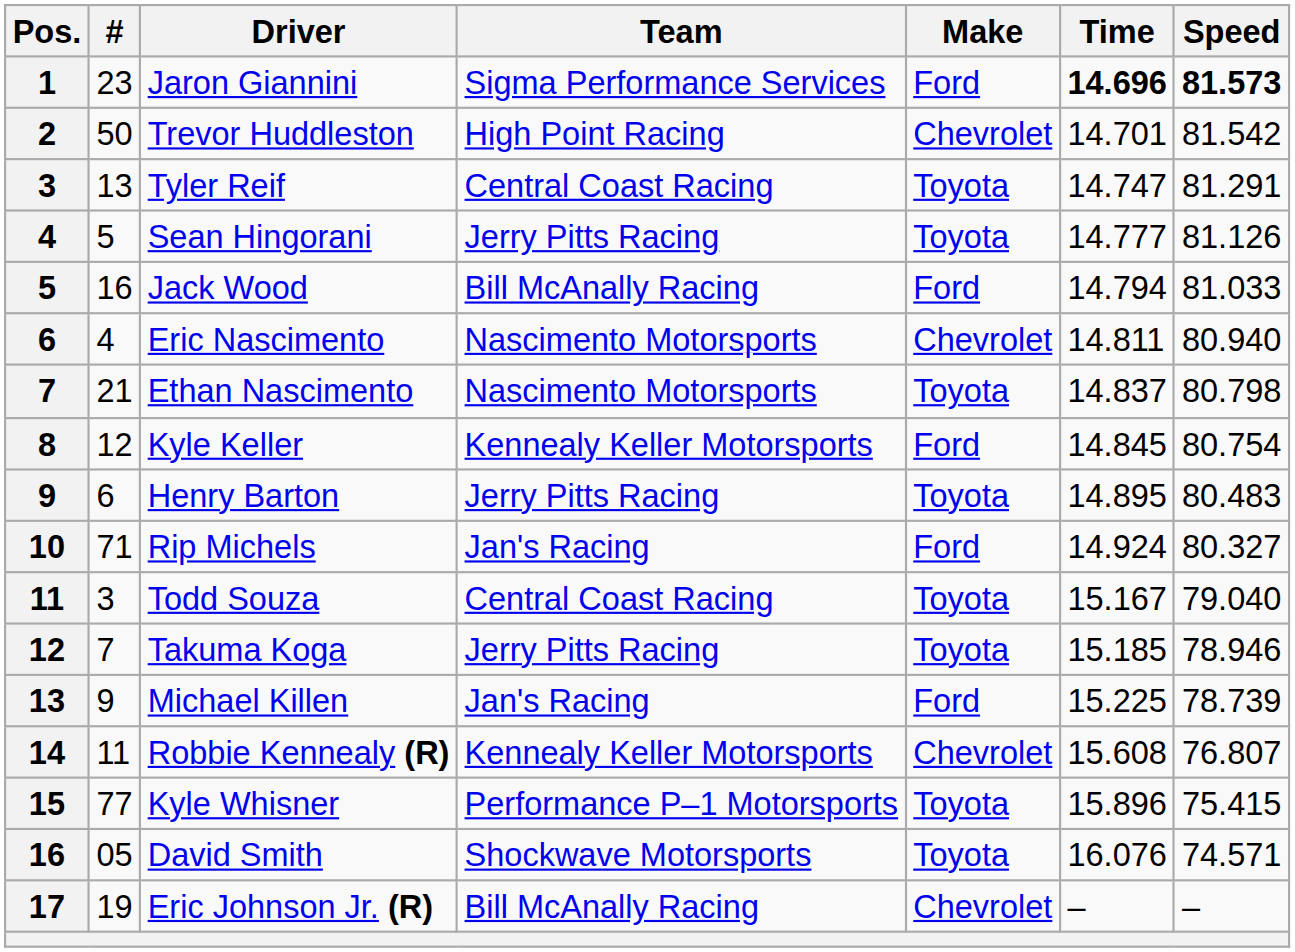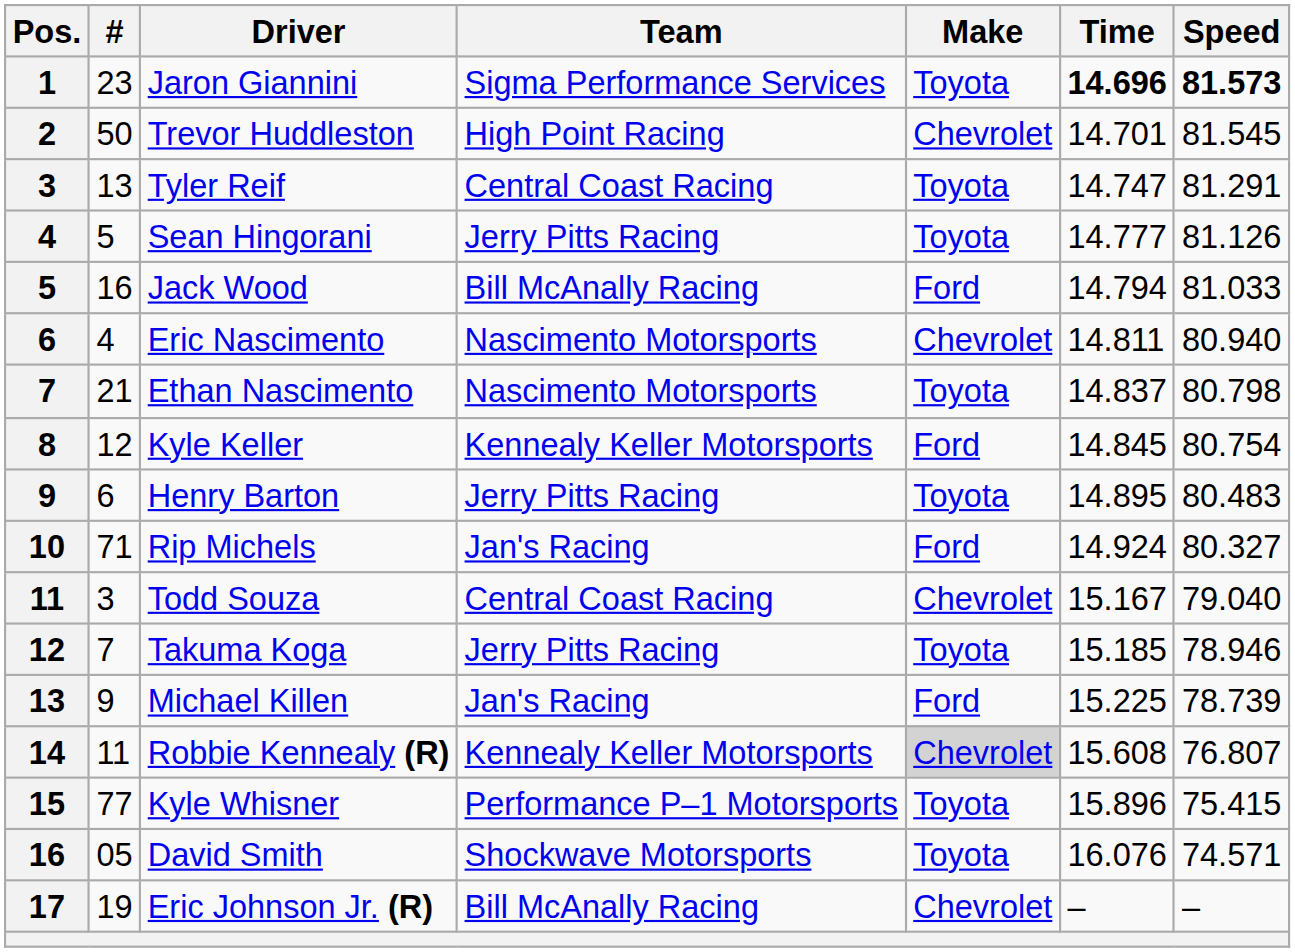(947, 82) Ford -> (961, 82) Toyota
(1232, 134) 81.542 -> (1232, 134) 81.545
(961, 597) Toyota -> (983, 597) Chevrolet
(983, 752) no background -> (983, 752) lightgrey background
